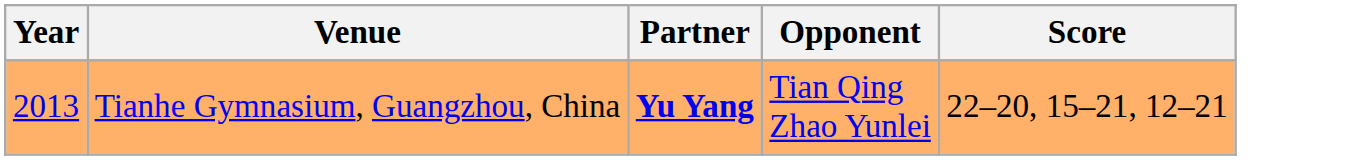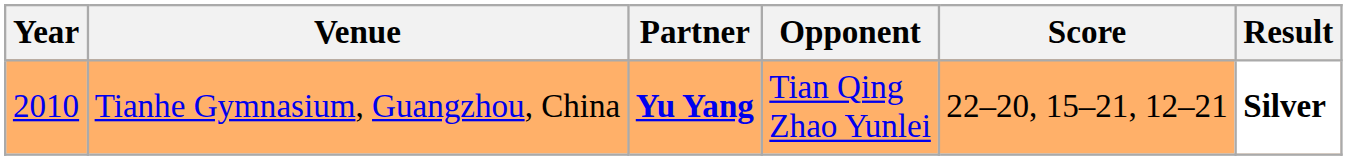+ column: (1288, 32)
(46, 106) 2013 -> (46, 106) 2010
